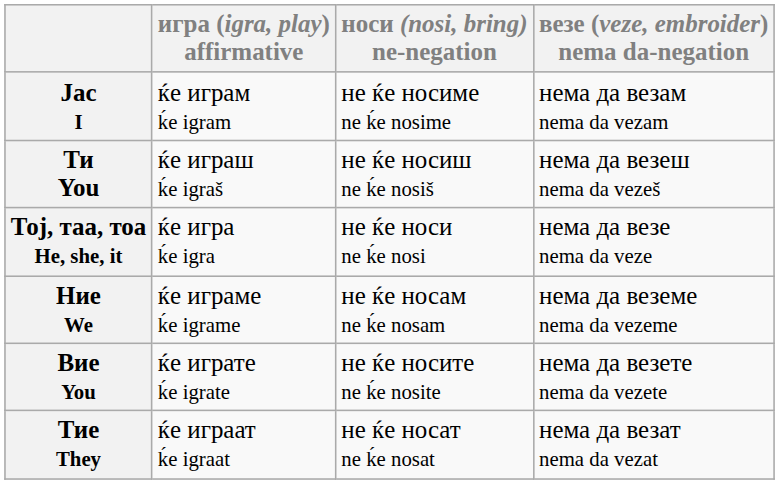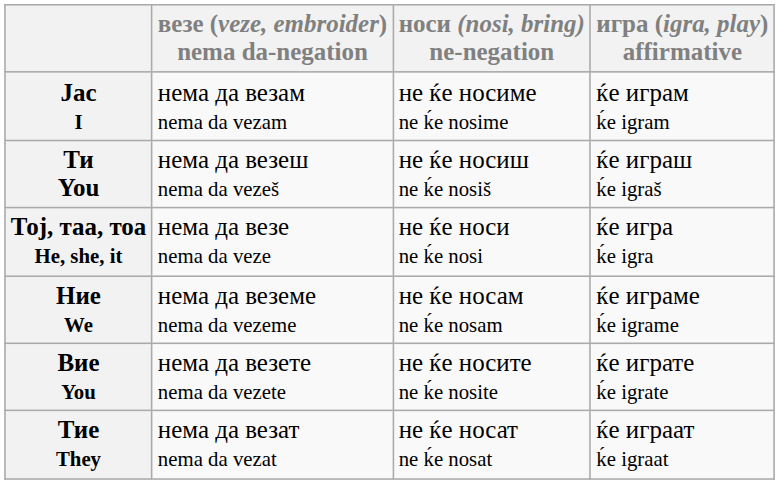columns swapped: (244, 38) <-> (654, 38)
